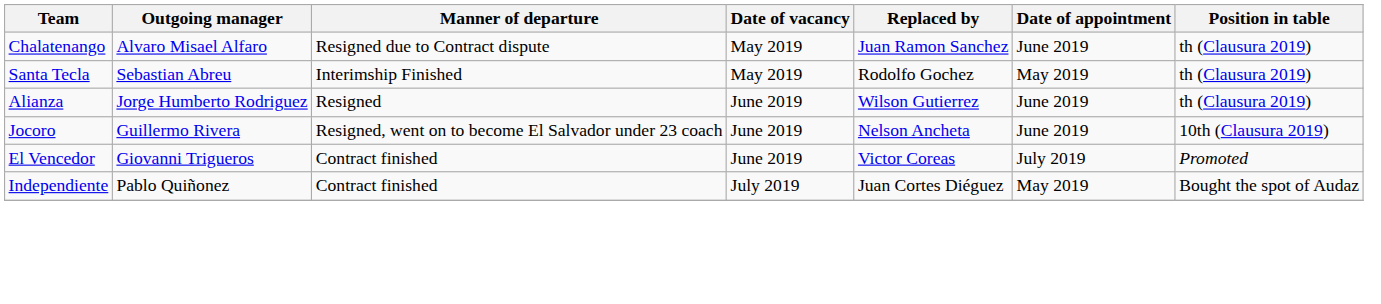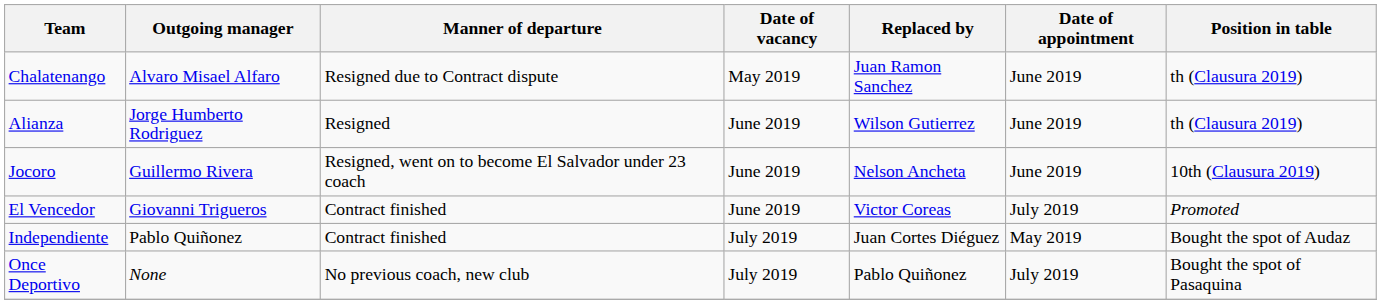- row: (49, 74)
+ row: (44, 275)
